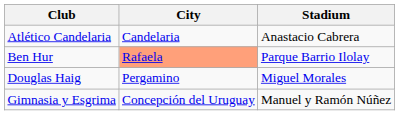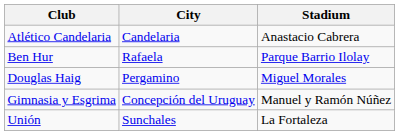(142, 57) lightsalmon background -> (142, 57) no background
+ row: (24, 120)
